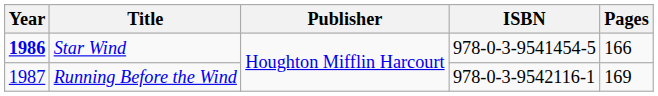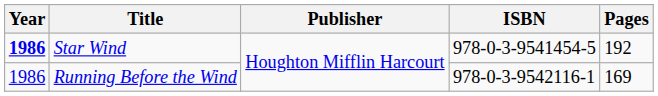(618, 47) 166 -> (618, 47) 192
(27, 76) 1987 -> (27, 76) 1986
